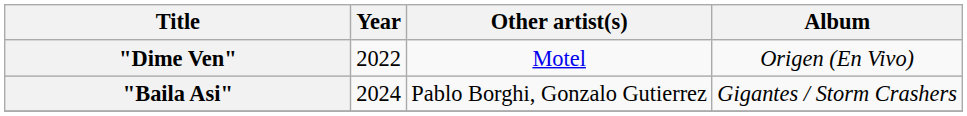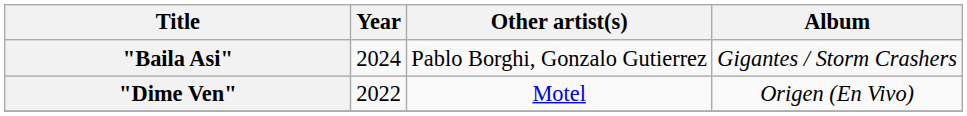rows swapped: (178, 57) <-> (178, 93)
